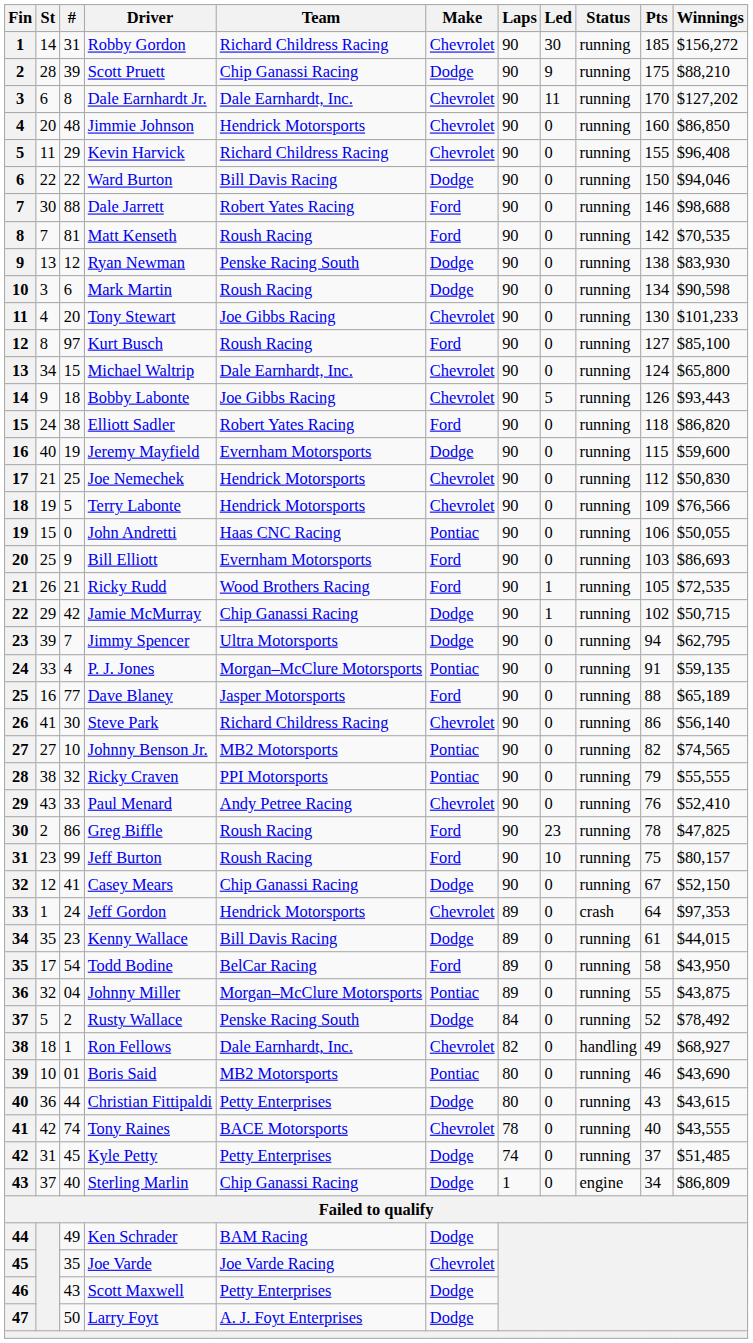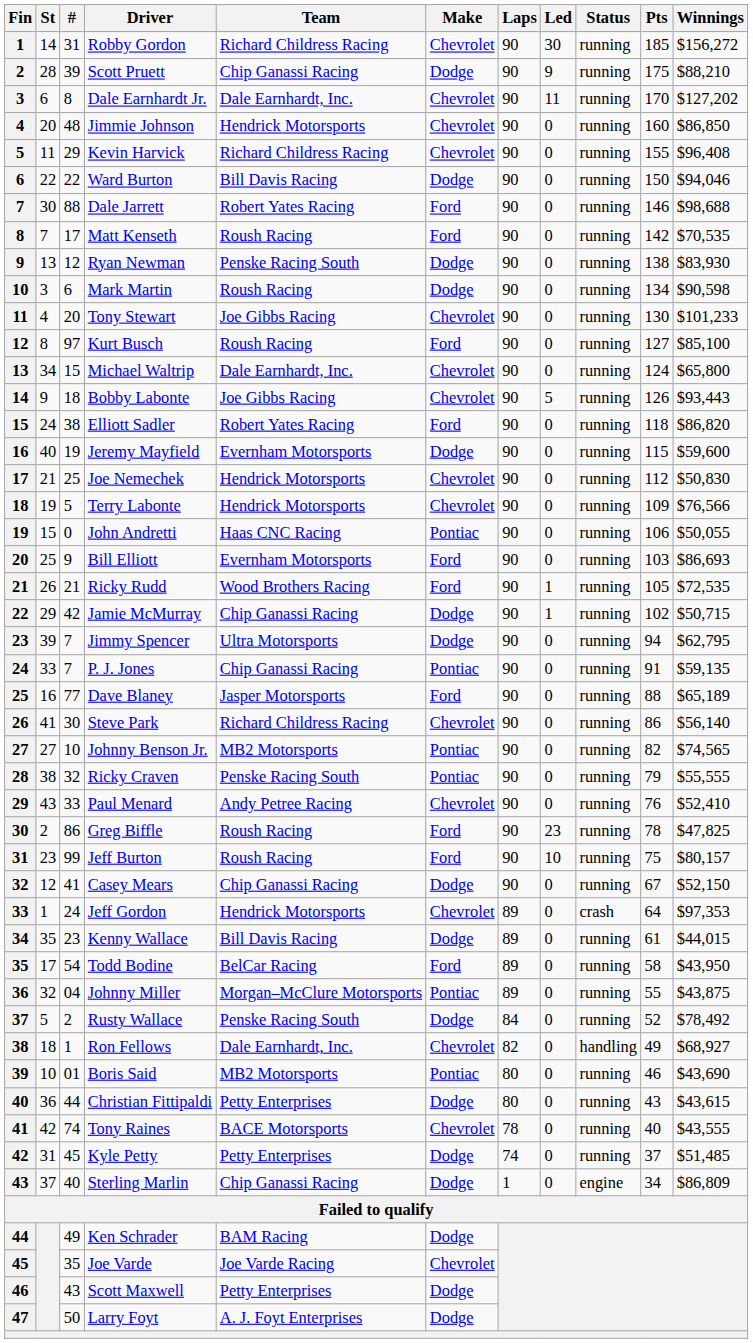(72, 234) 81 -> (72, 234) 17
(68, 667) 4 -> (68, 667) 7
(321, 667) Morgan–McClure Motorsports -> (289, 667) Chip Ganassi Racing
(274, 776) PPI Motorsports -> (289, 776) Penske Racing South
